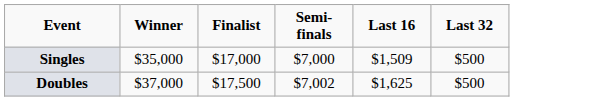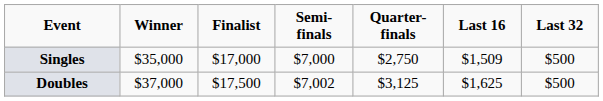+ column: (398, 26)
